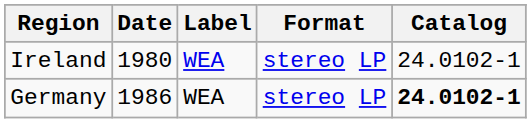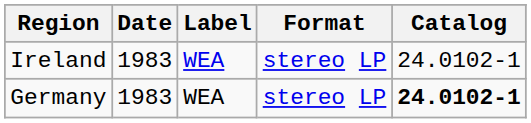(145, 61) 1980 -> (145, 61) 1983
(145, 98) 1986 -> (145, 98) 1983
